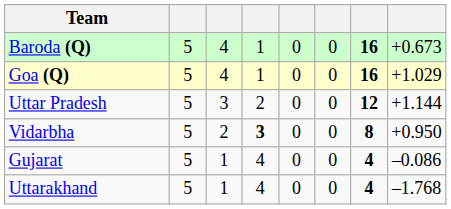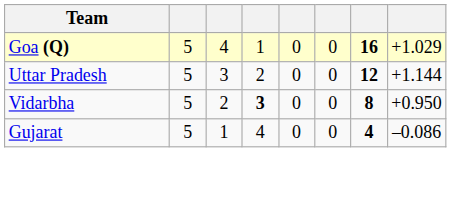- row: (50, 47)
- row: (53, 189)
